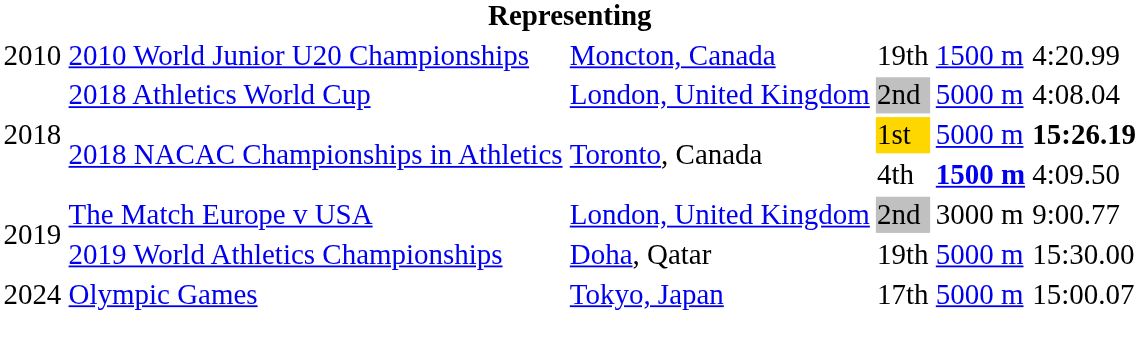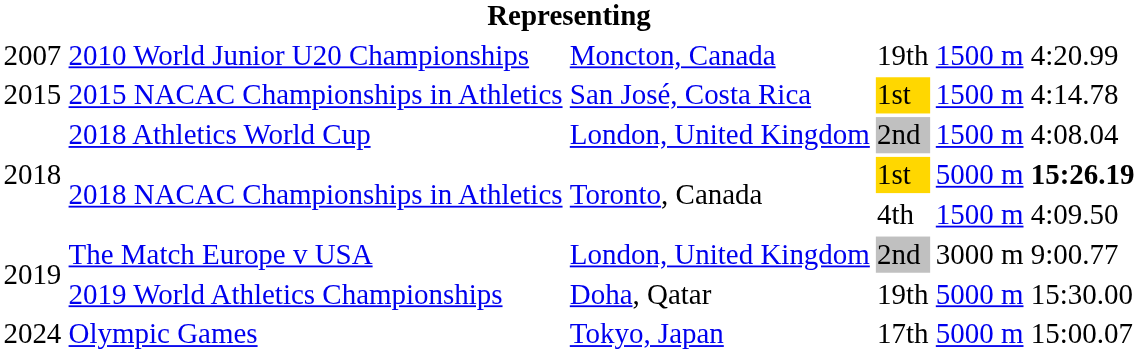(32, 55) 2010 -> (32, 55) 2007
+ row: (316, 94)
(980, 94) 5000 m -> (980, 134) 1500 m
(980, 174) bold -> (980, 214) normal
